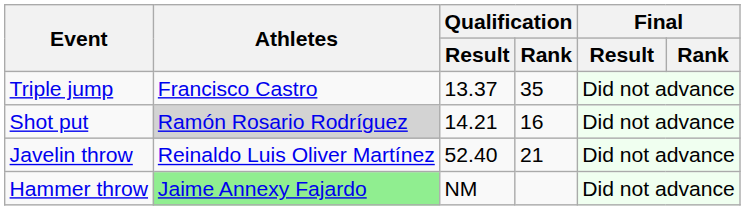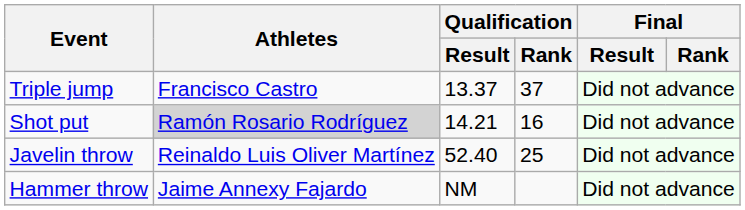(532, 88) 35 -> (532, 88) 37
(532, 155) 21 -> (532, 155) 25
(262, 189) lightgreen background -> (262, 189) no background
